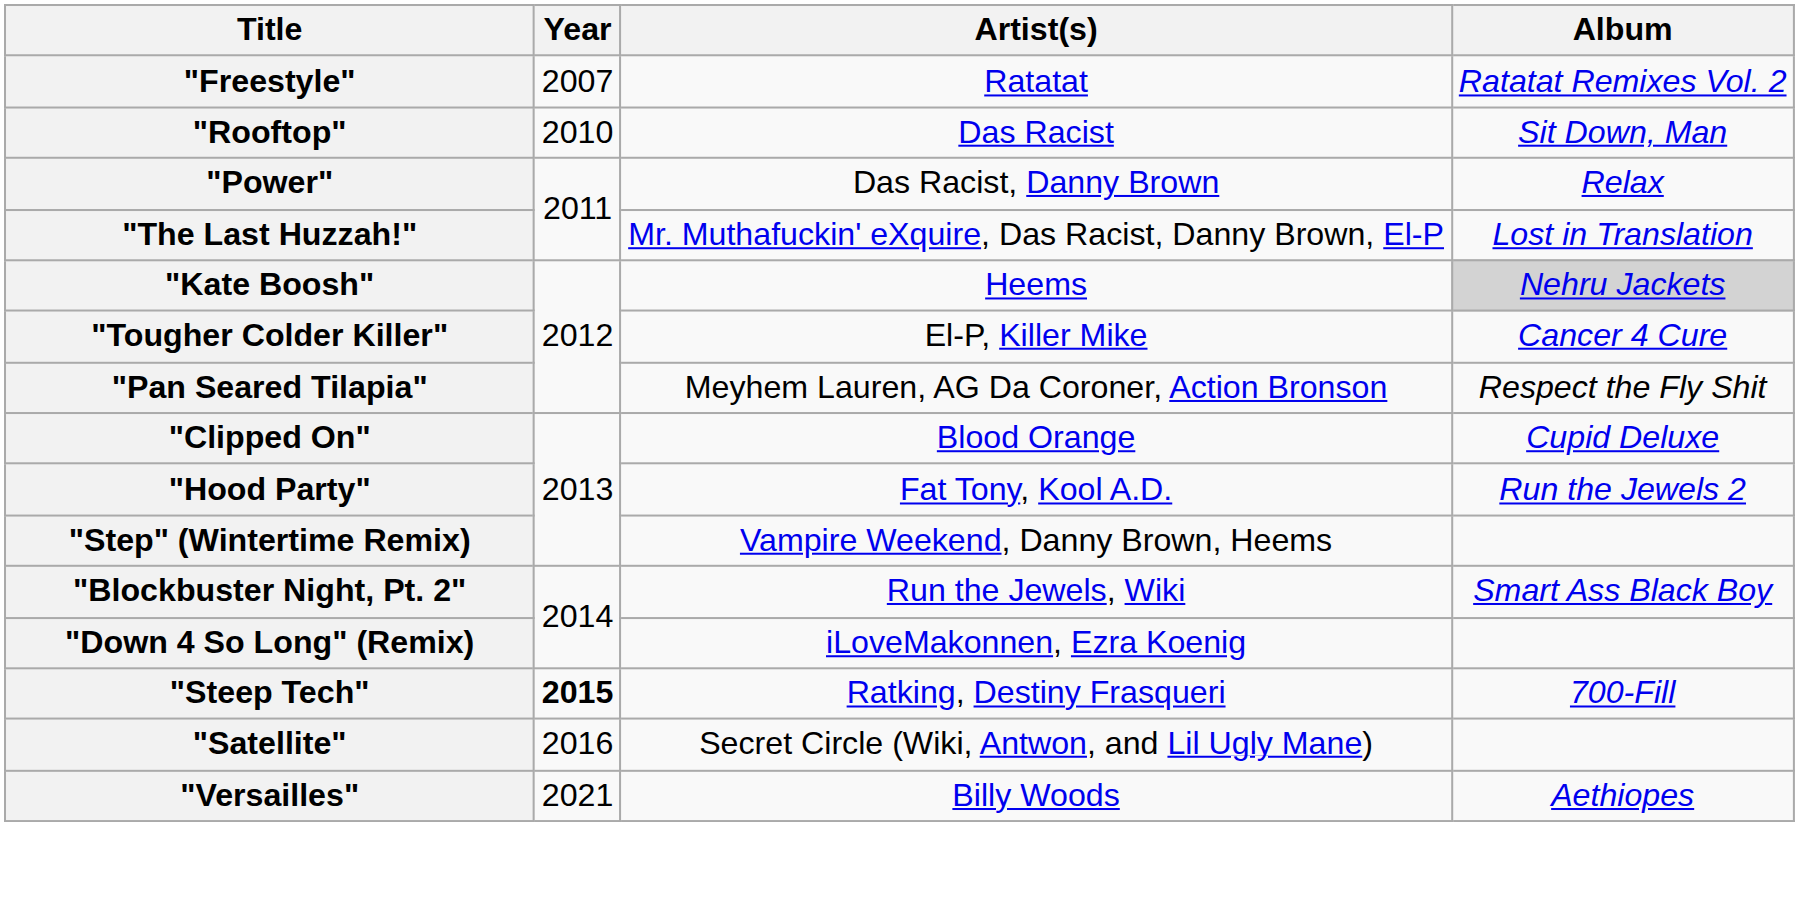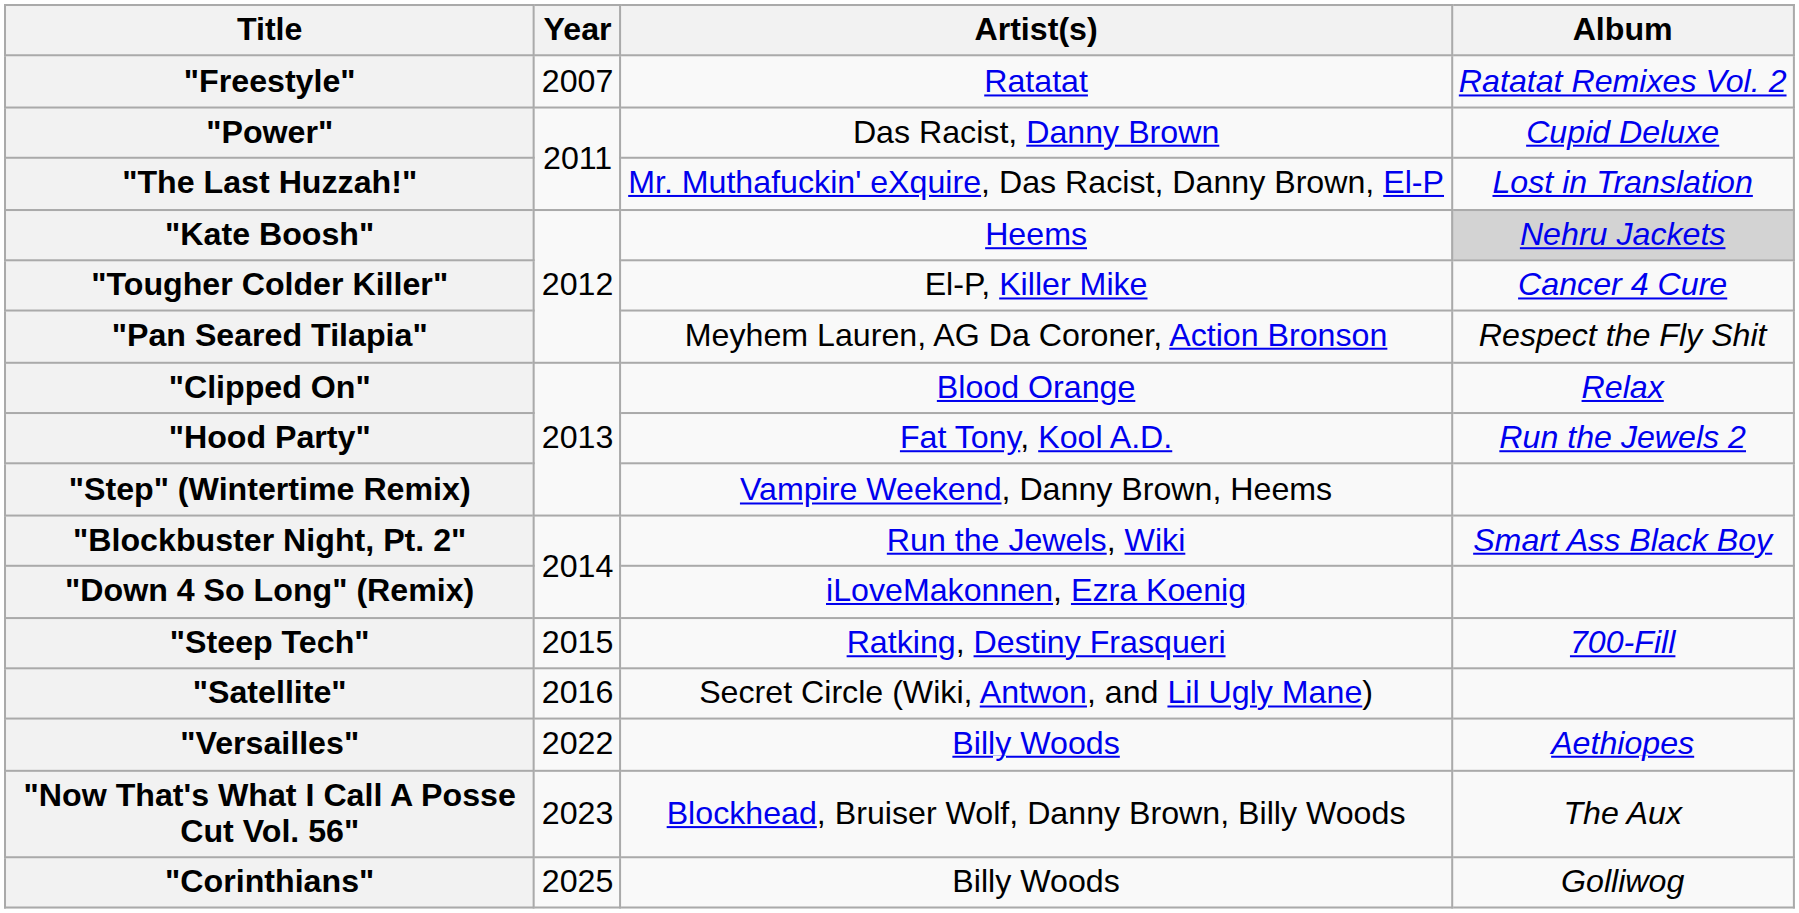- row: (270, 132)
(1623, 183) Relax -> (1623, 132) Cupid Deluxe
(1623, 438) Cupid Deluxe -> (1623, 387) Relax
(578, 693) bold -> (578, 642) normal
(578, 795) 2021 -> (578, 744) 2022
+ row: (270, 813)
+ row: (270, 882)
